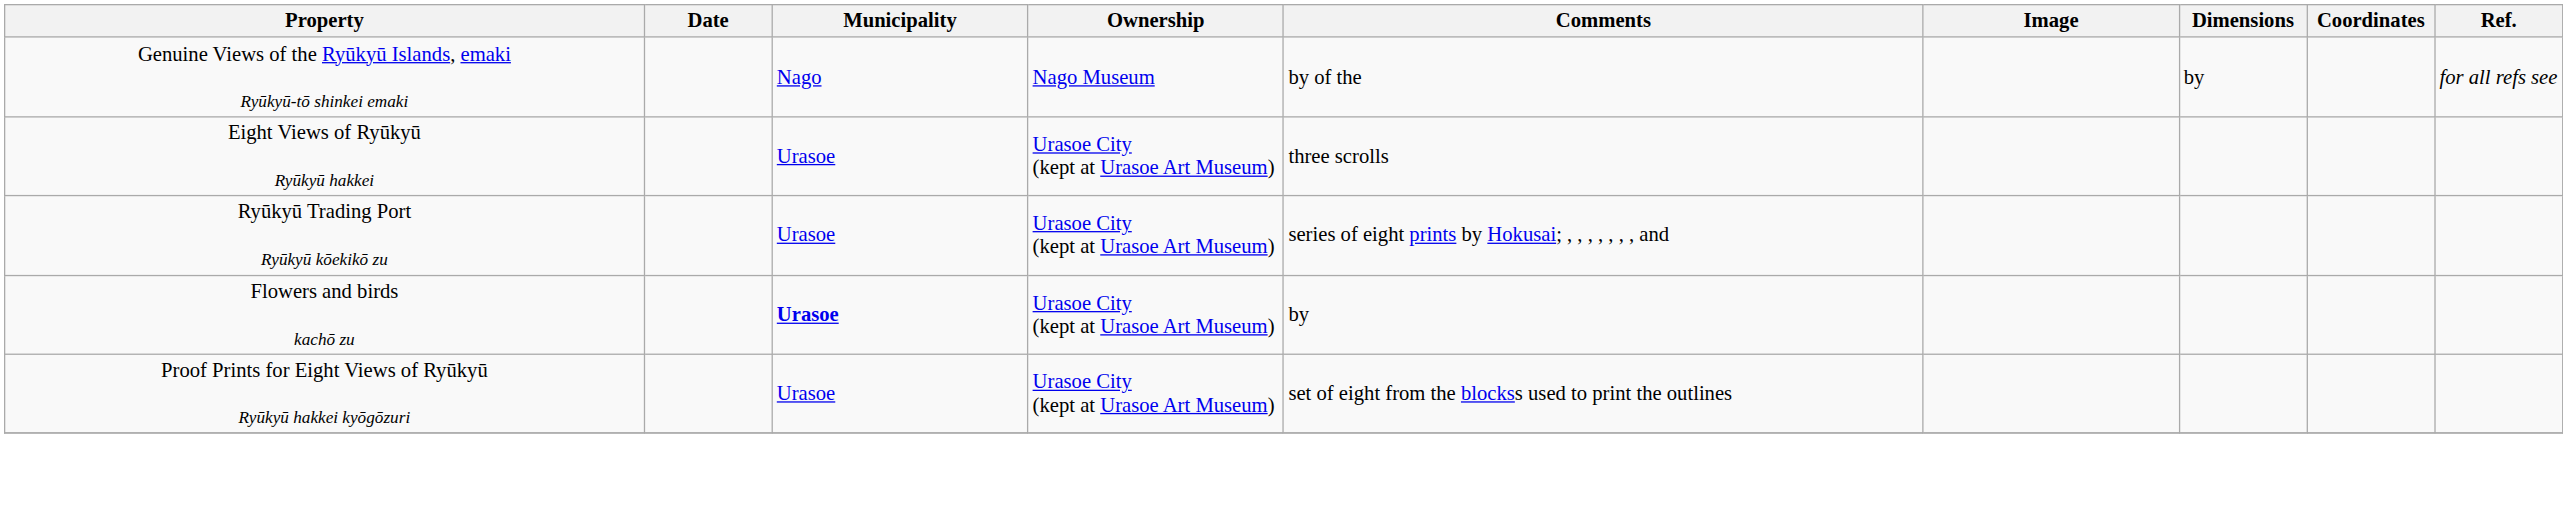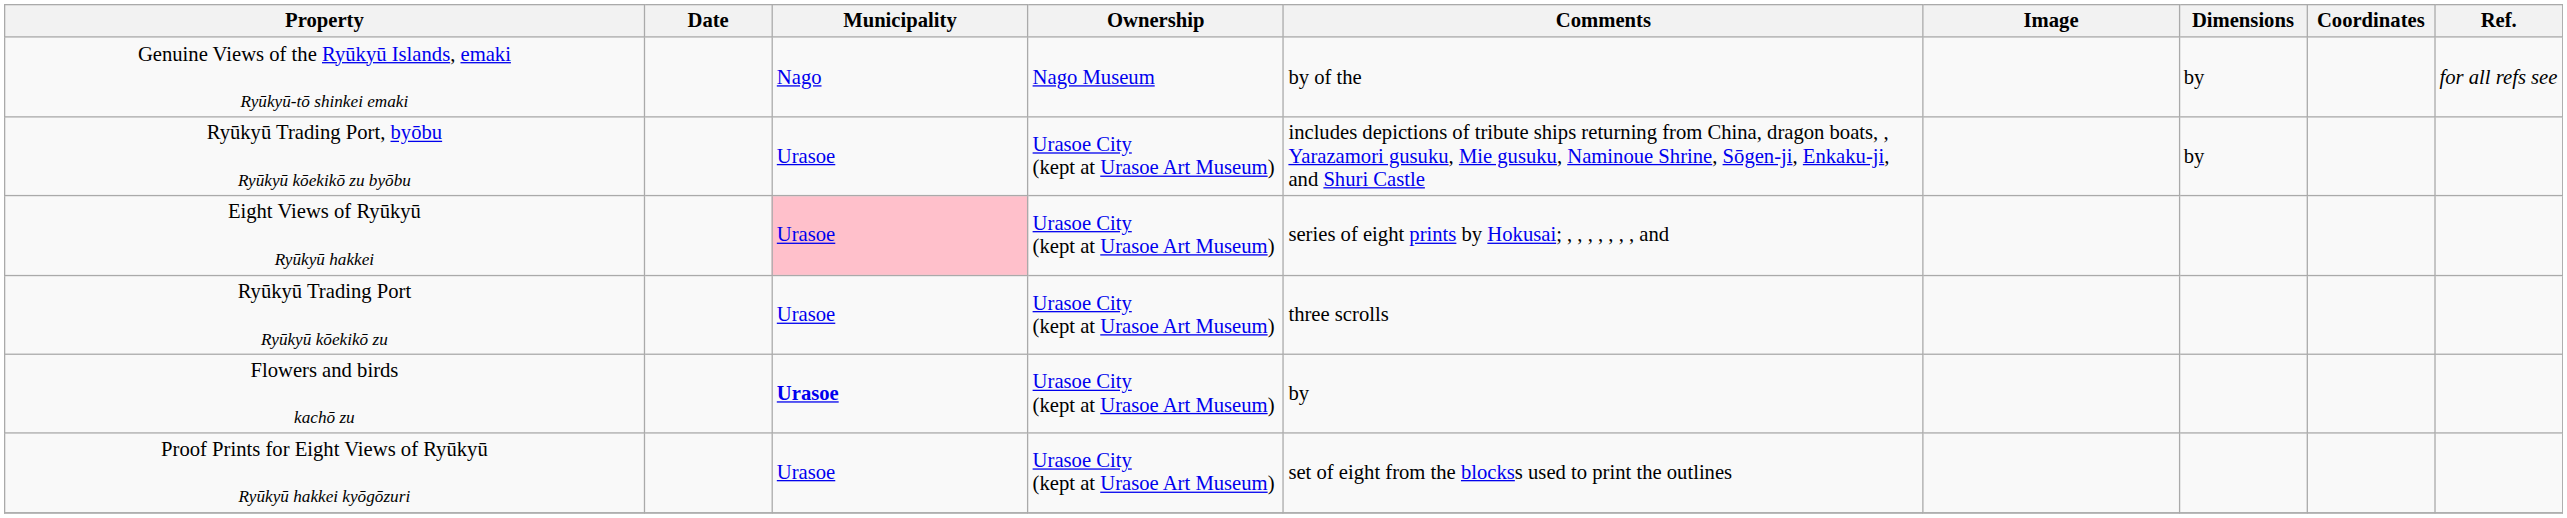+ row: (324, 155)
(806, 155) no background -> (806, 235) pink background
(1339, 155) three scrolls -> (1479, 235) series of eight prints by Hokusai; , , , , , , , and
(1479, 235) series of eight prints by Hokusai; , , , , , , , and -> (1339, 314) three scrolls
